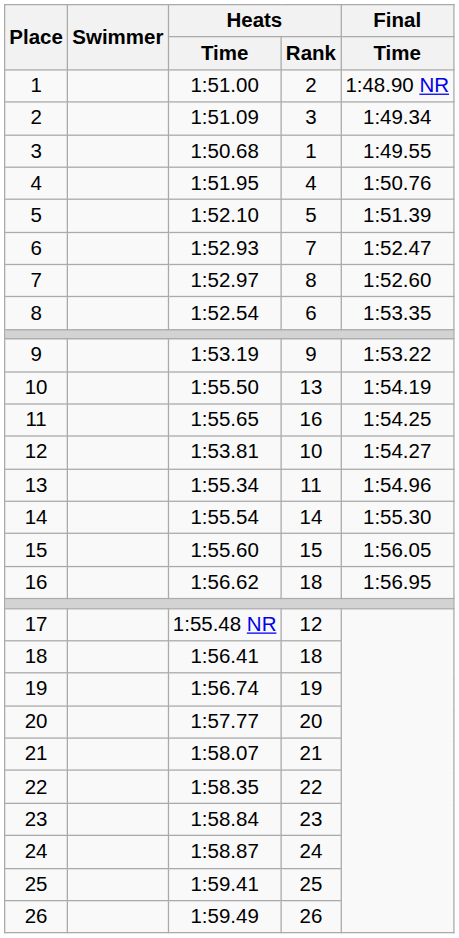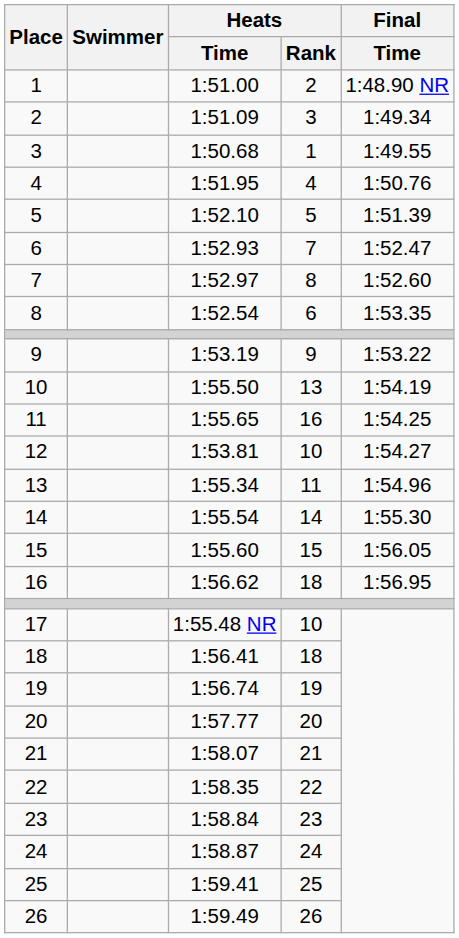(311, 624) 12 -> (311, 624) 10
